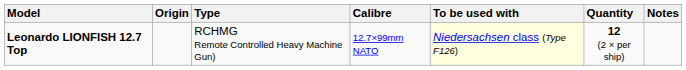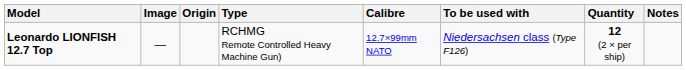+ column: (160, 13)
(499, 43) lightyellow background -> (510, 43) no background
